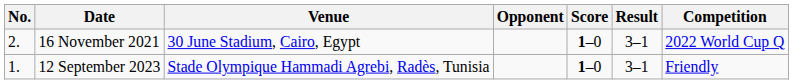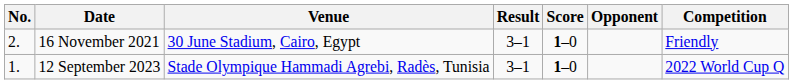columns swapped: (530, 16) <-> (637, 16)
(725, 41) 2022 World Cup Q -> (692, 41) Friendly
(692, 66) Friendly -> (725, 66) 2022 World Cup Q
